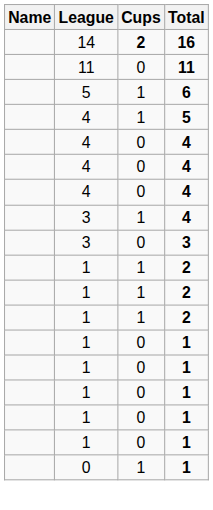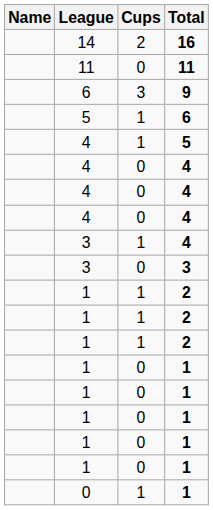(141, 42) bold -> (141, 42) normal
+ row: (86, 92)
